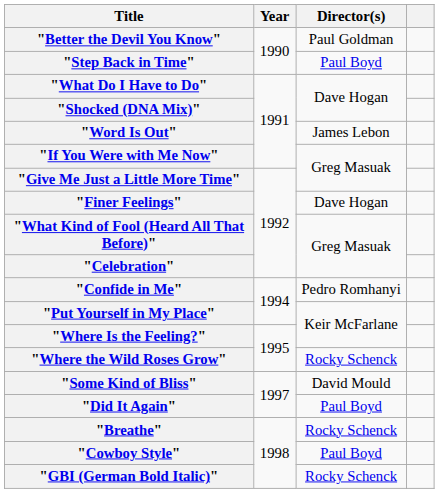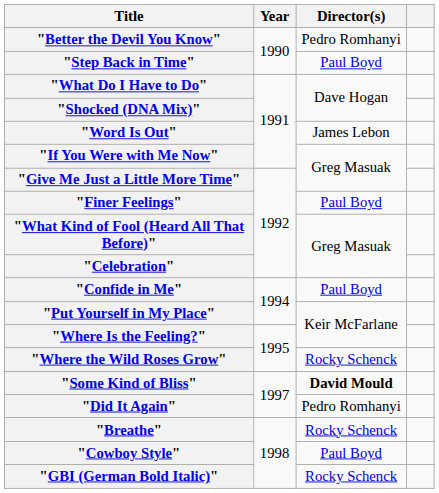(351, 39) Paul Goldman -> (351, 39) Pedro Romhanyi
(351, 202) Dave Hogan -> (351, 202) Paul Boyd
(351, 289) Pedro Romhanyi -> (351, 289) Paul Boyd
(351, 382) normal -> (351, 382) bold
(351, 406) Paul Boyd -> (351, 406) Pedro Romhanyi
